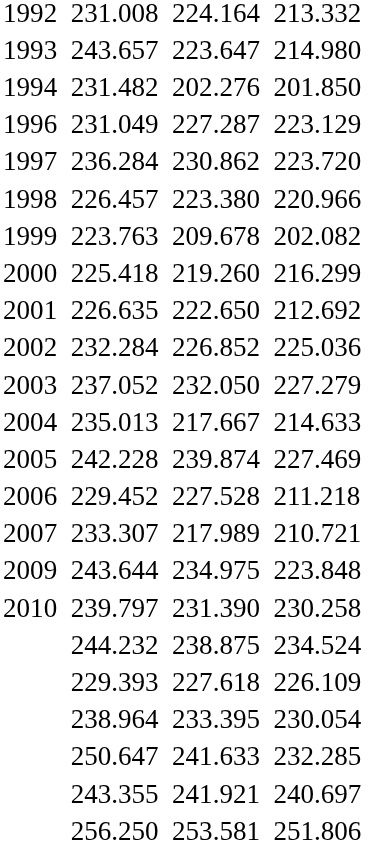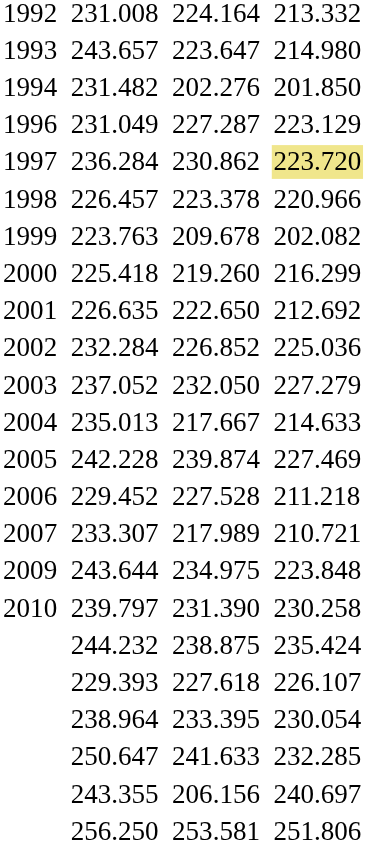(317, 161) no background -> (317, 161) khaki background
(216, 198) 223.380 -> (216, 198) 223.378
(317, 644) 234.524 -> (317, 644) 235.424
(317, 682) 226.109 -> (317, 682) 226.107
(216, 793) 241.921 -> (216, 793) 206.156
